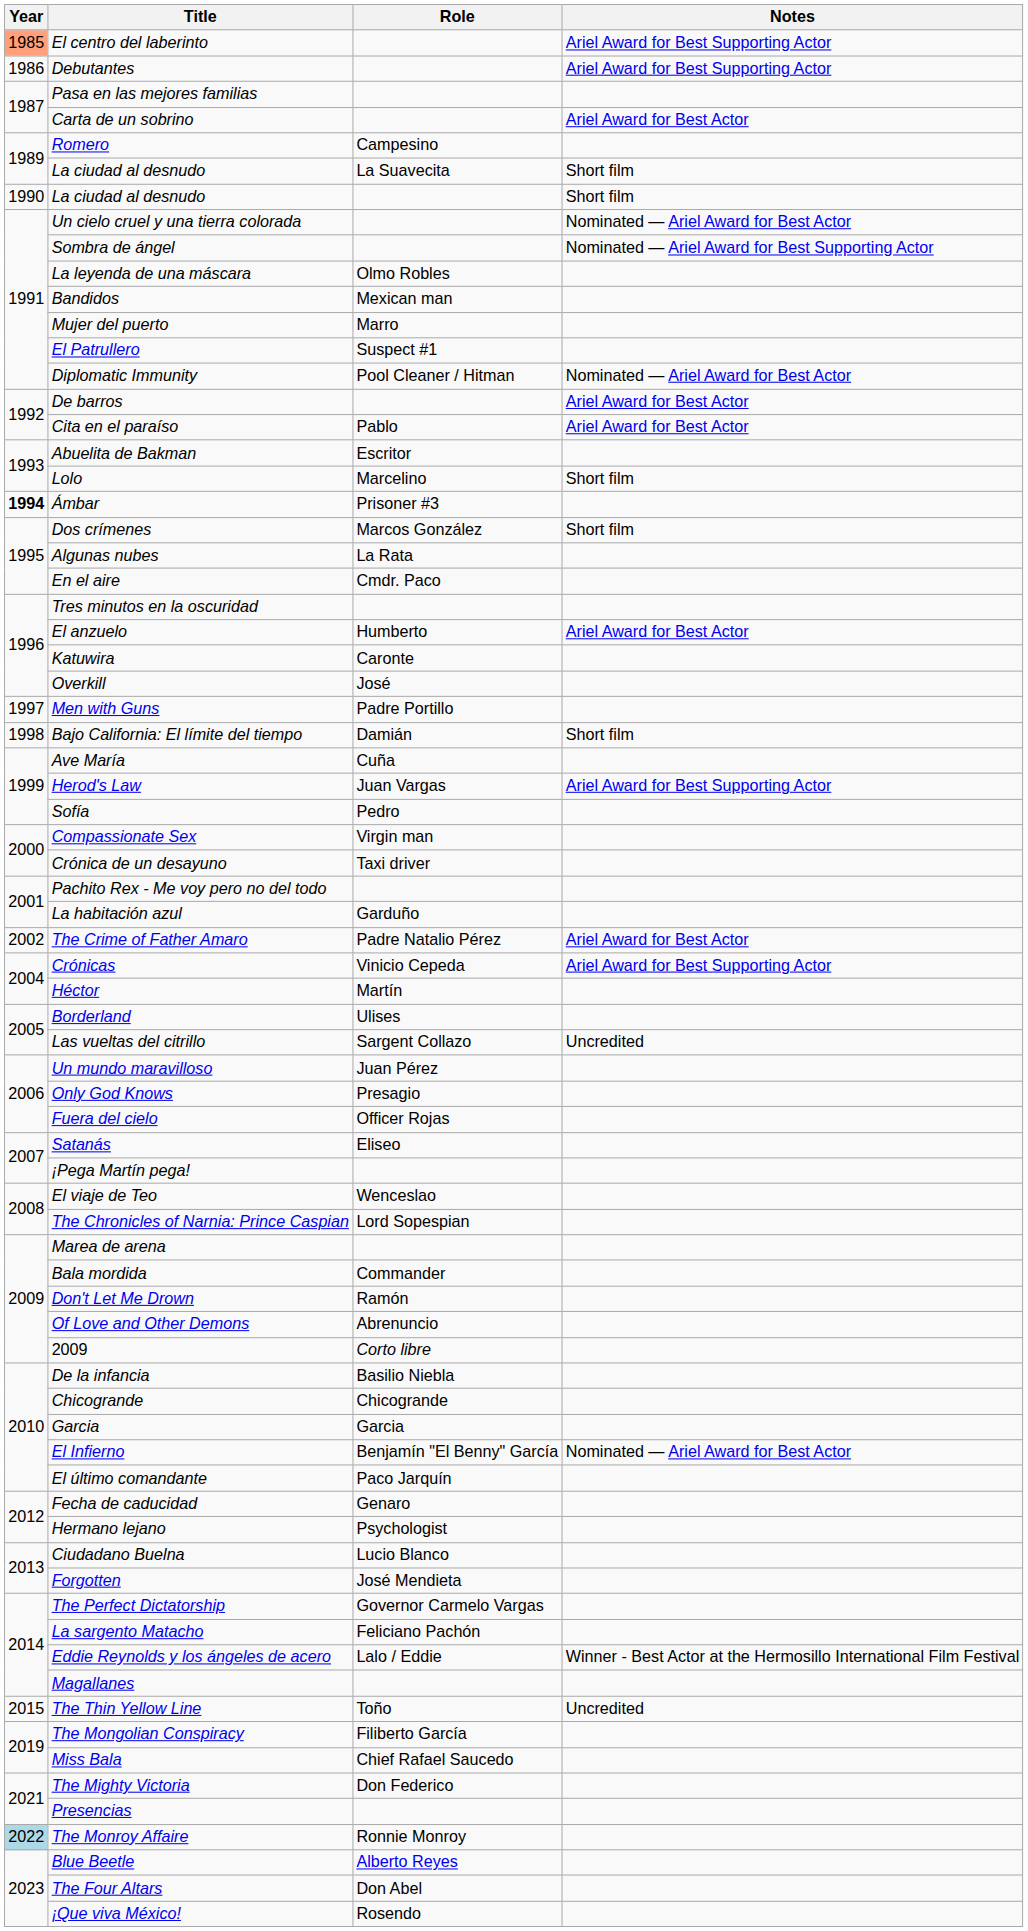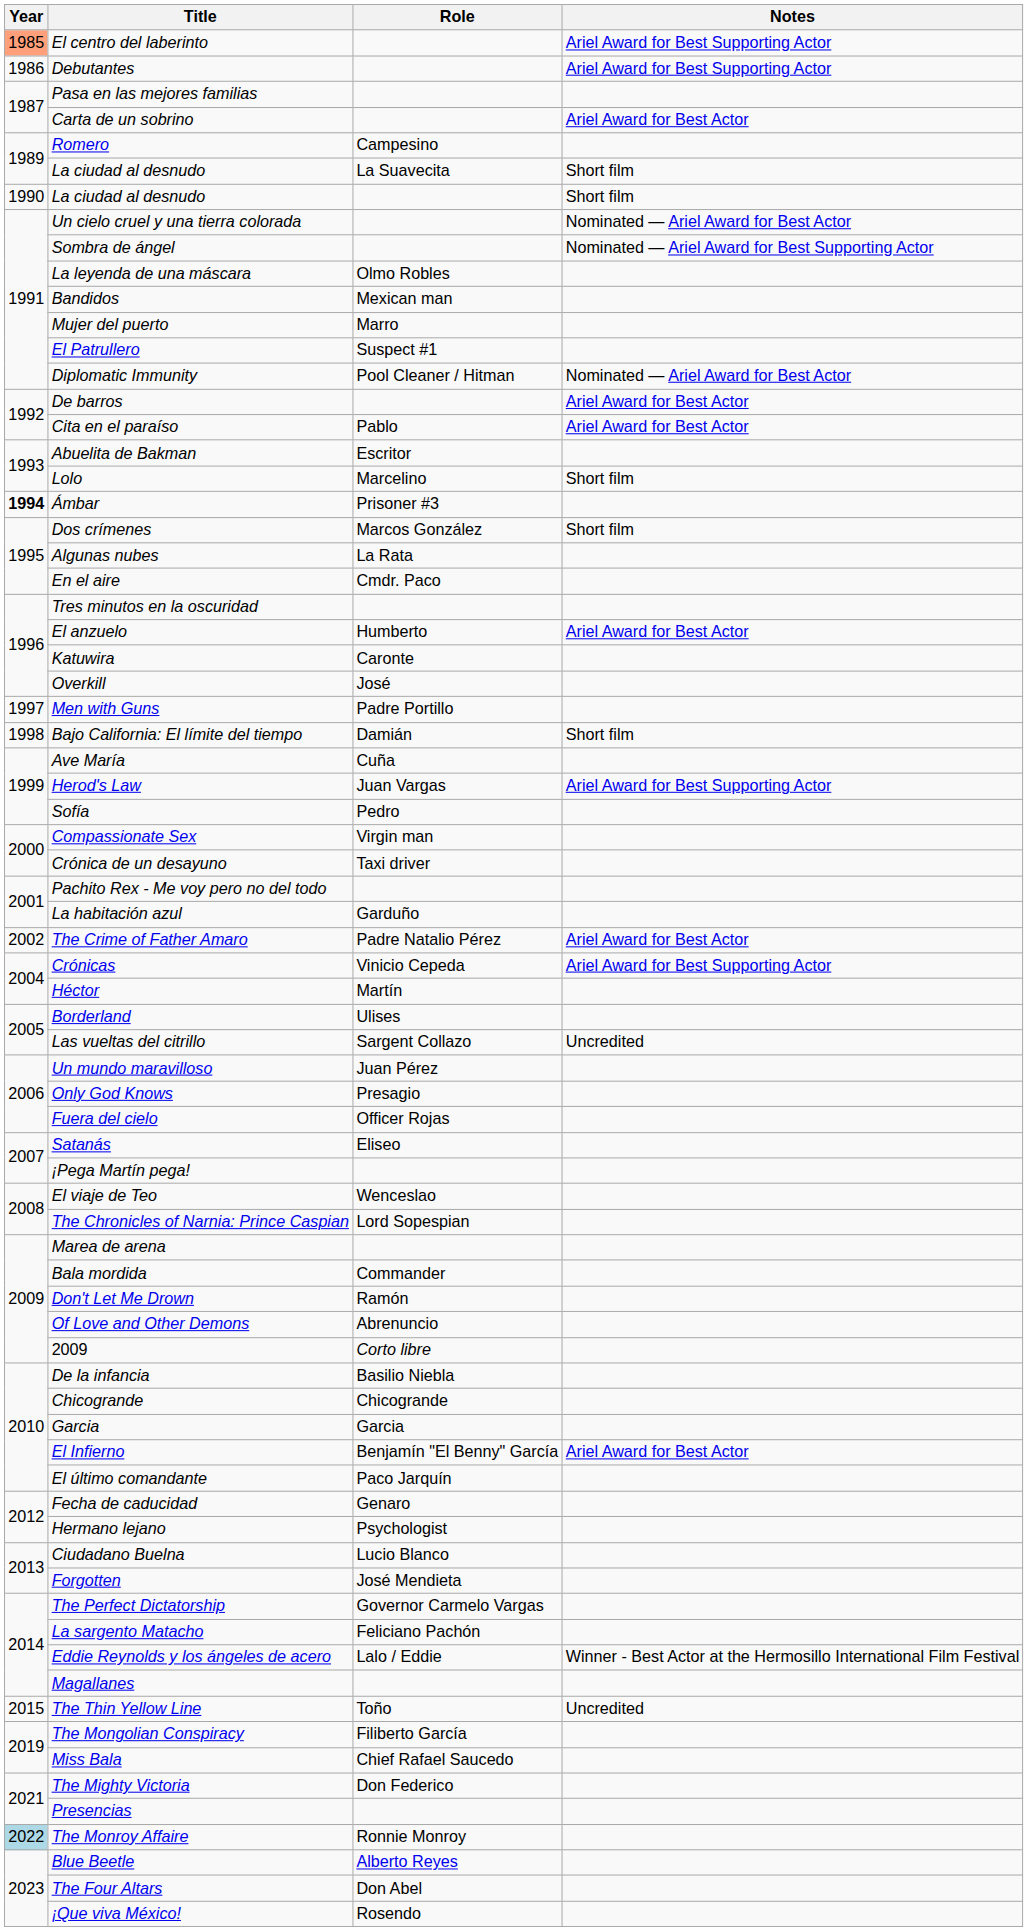(708, 1452) Nominated — Ariel Award for Best Actor -> (657, 1452) Ariel Award for Best Actor
